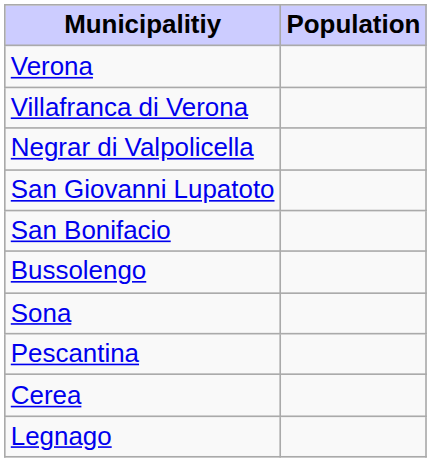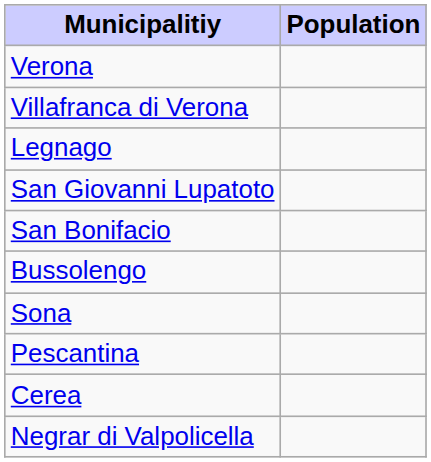rows swapped: (61, 436) <-> (132, 148)
